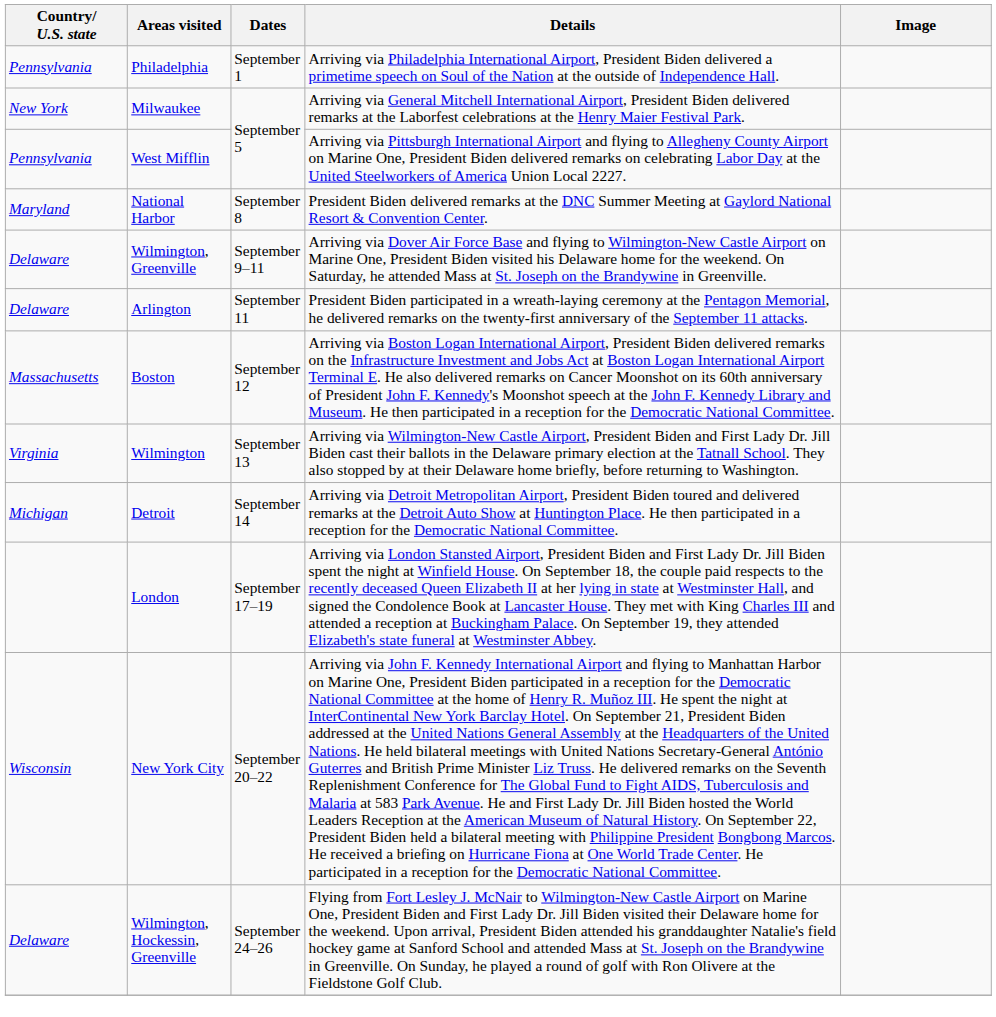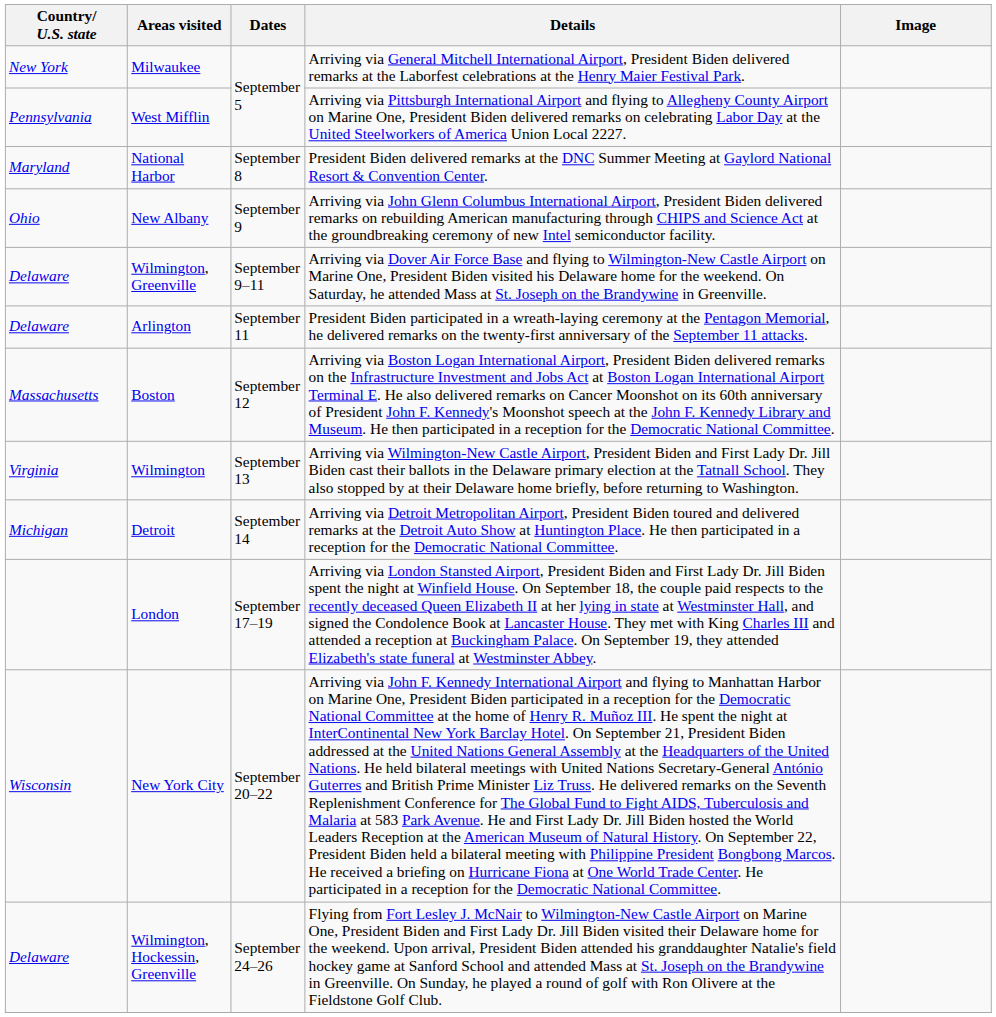- row: (170, 66)
+ row: (170, 217)
